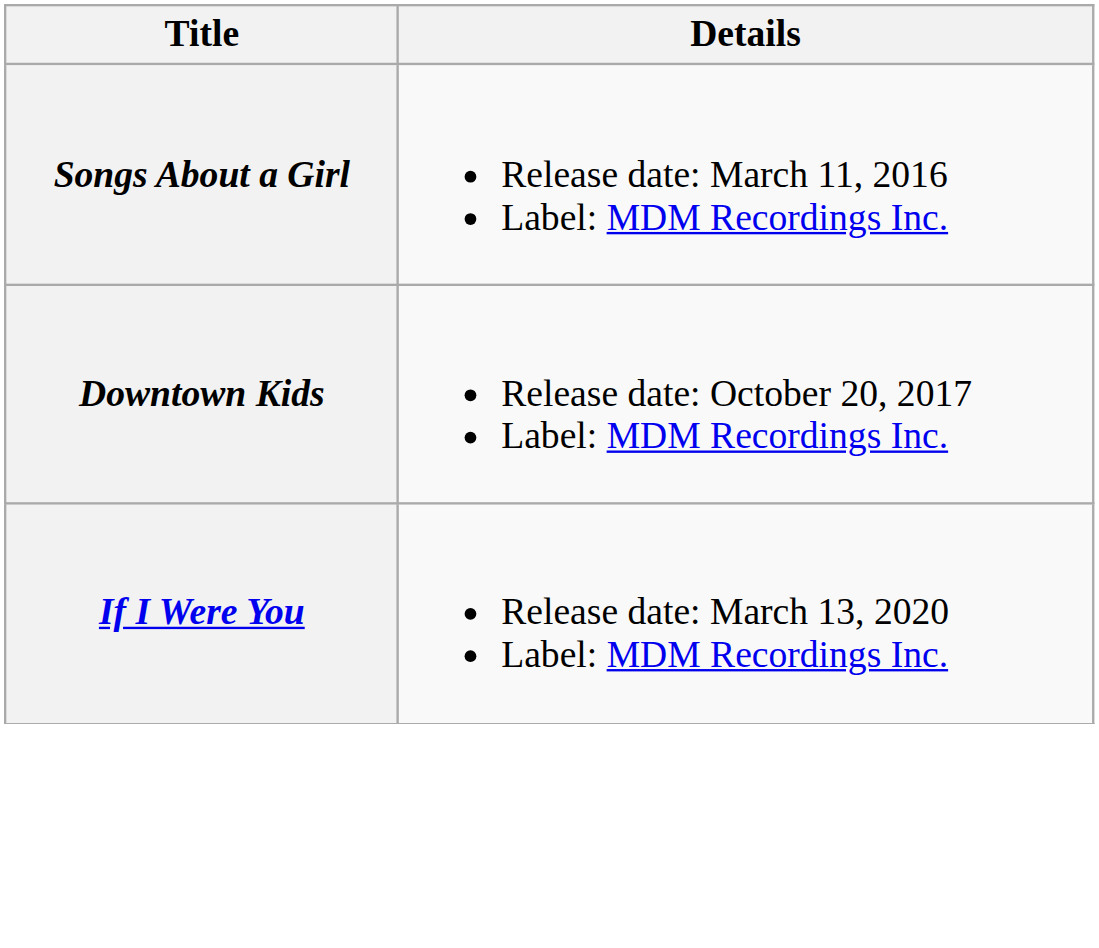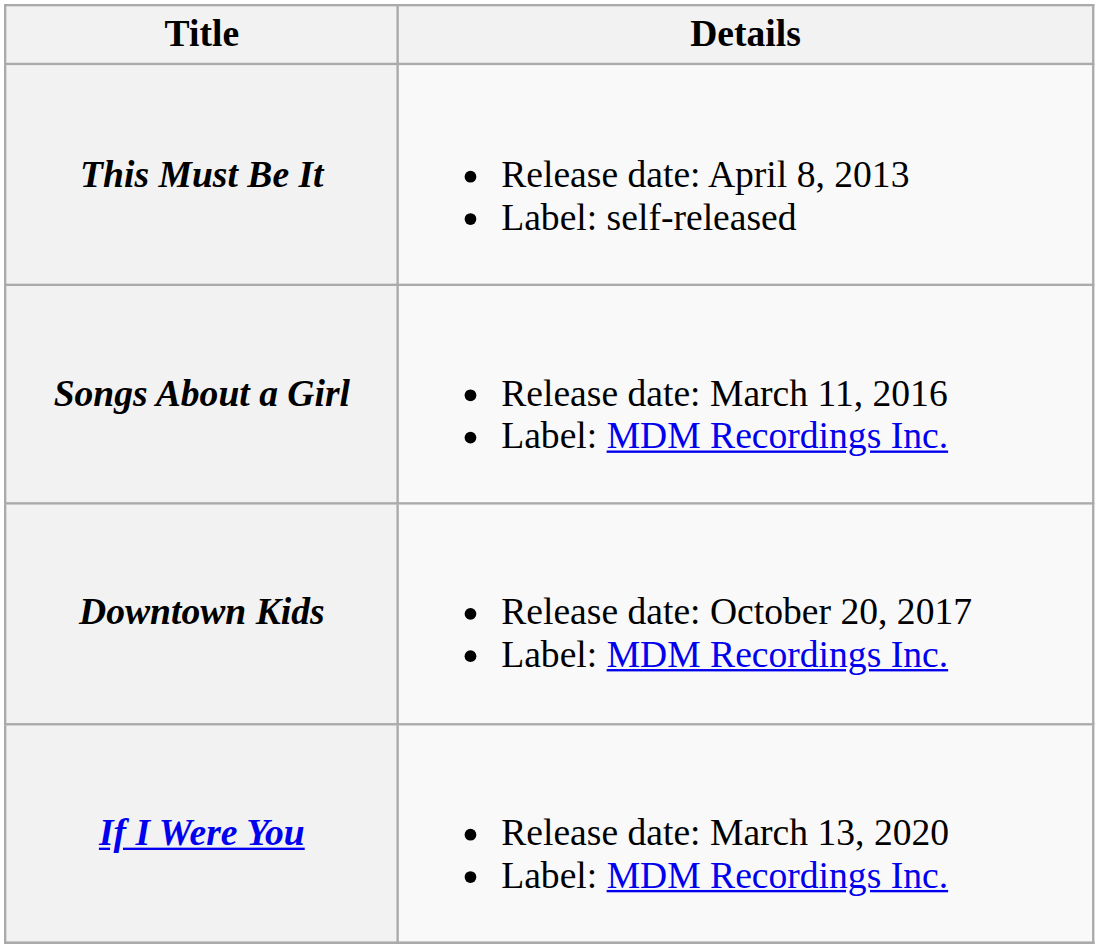+ row: (202, 173)
